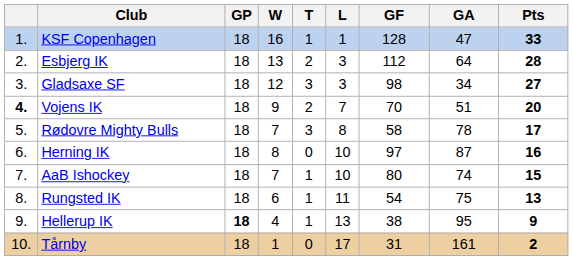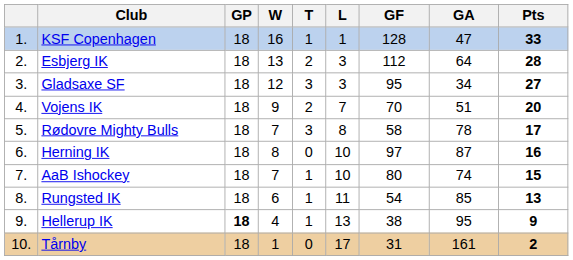(394, 84) 98 -> (394, 84) 95
(21, 107) bold -> (21, 107) normal
(464, 198) 75 -> (464, 198) 85
